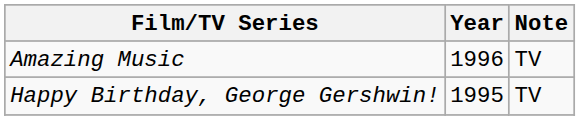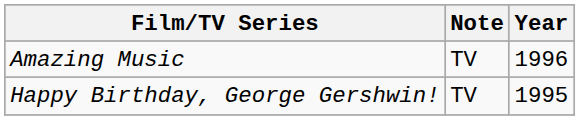columns swapped: (477, 23) <-> (541, 23)
